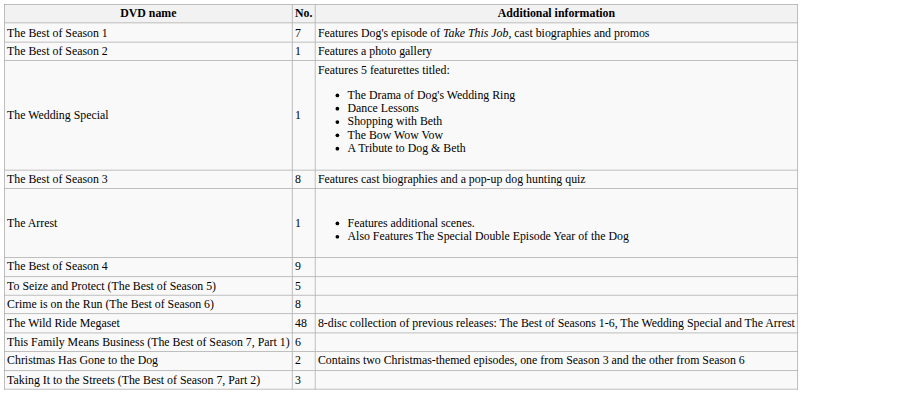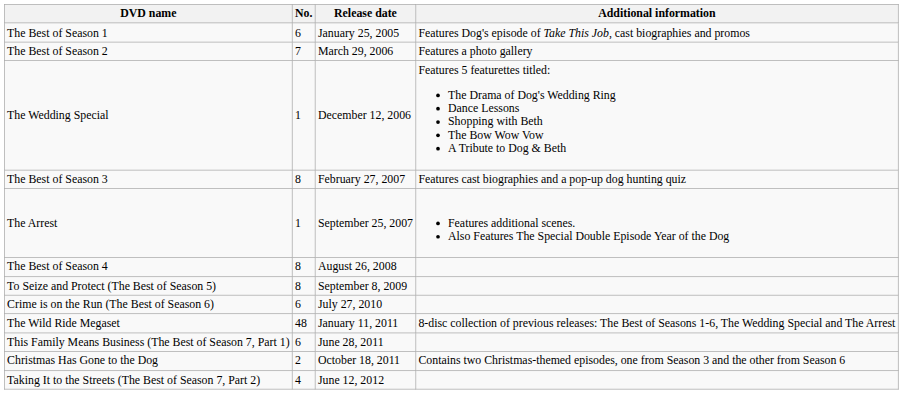+ column: (365, 13)
(298, 32) 7 -> (298, 32) 6
(298, 51) 1 -> (298, 51) 7
(298, 267) 9 -> (298, 267) 8
(298, 285) 5 -> (298, 285) 8
(298, 304) 8 -> (298, 304) 6
(298, 379) 3 -> (298, 379) 4
